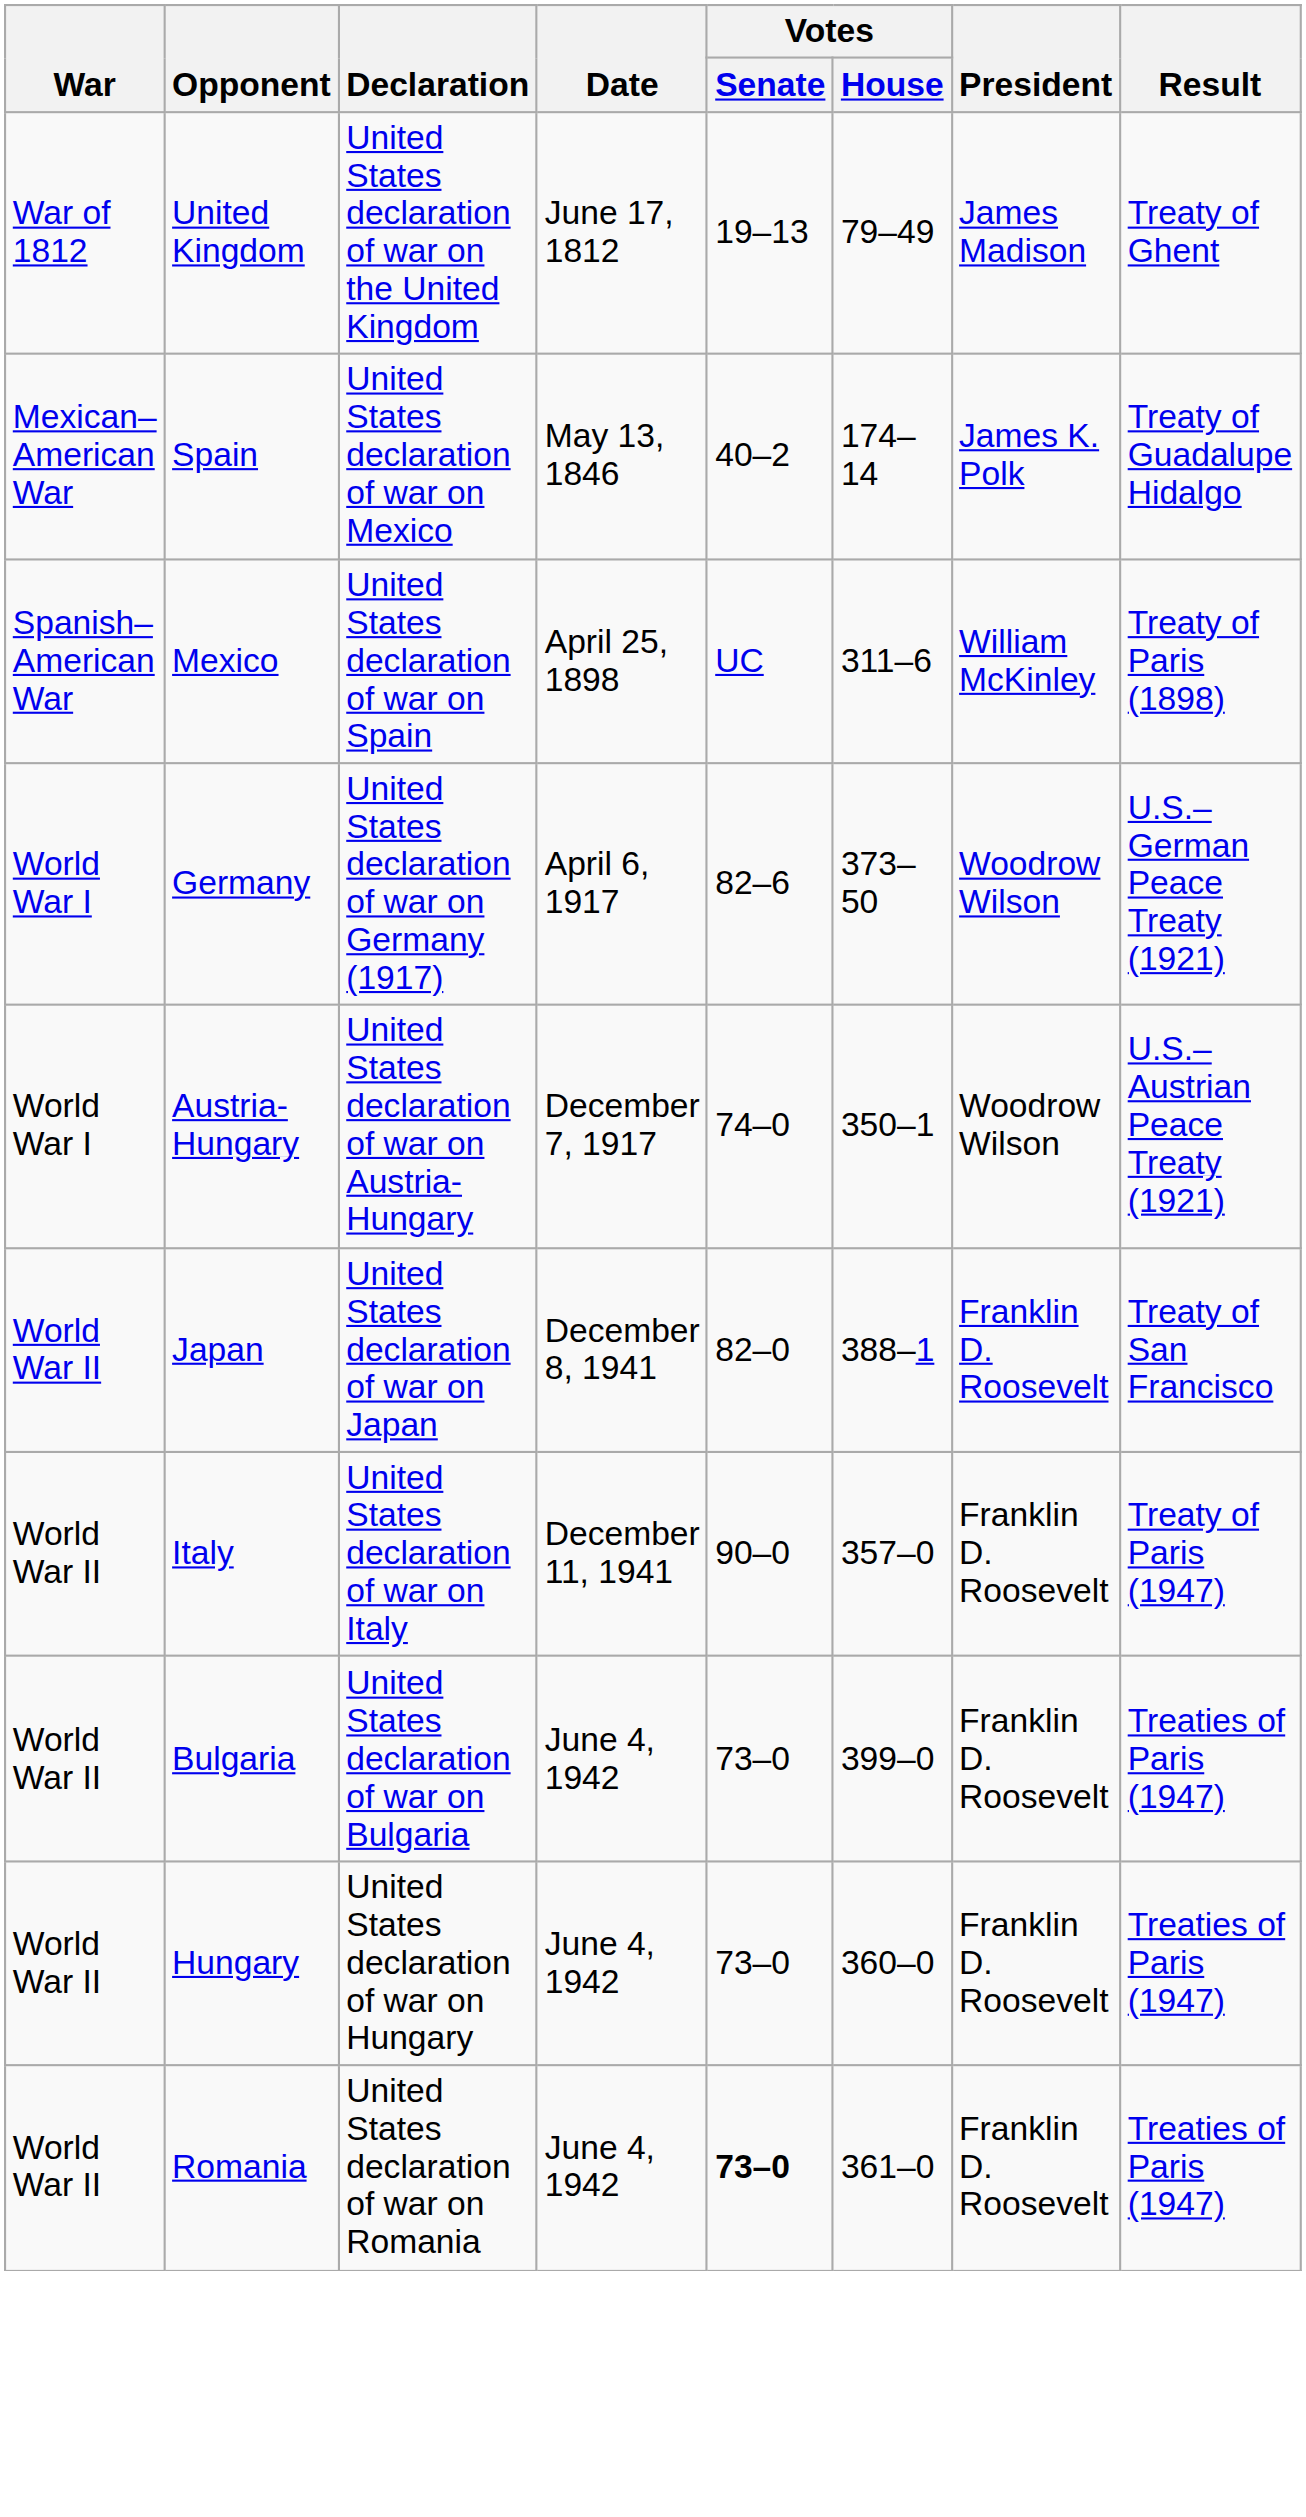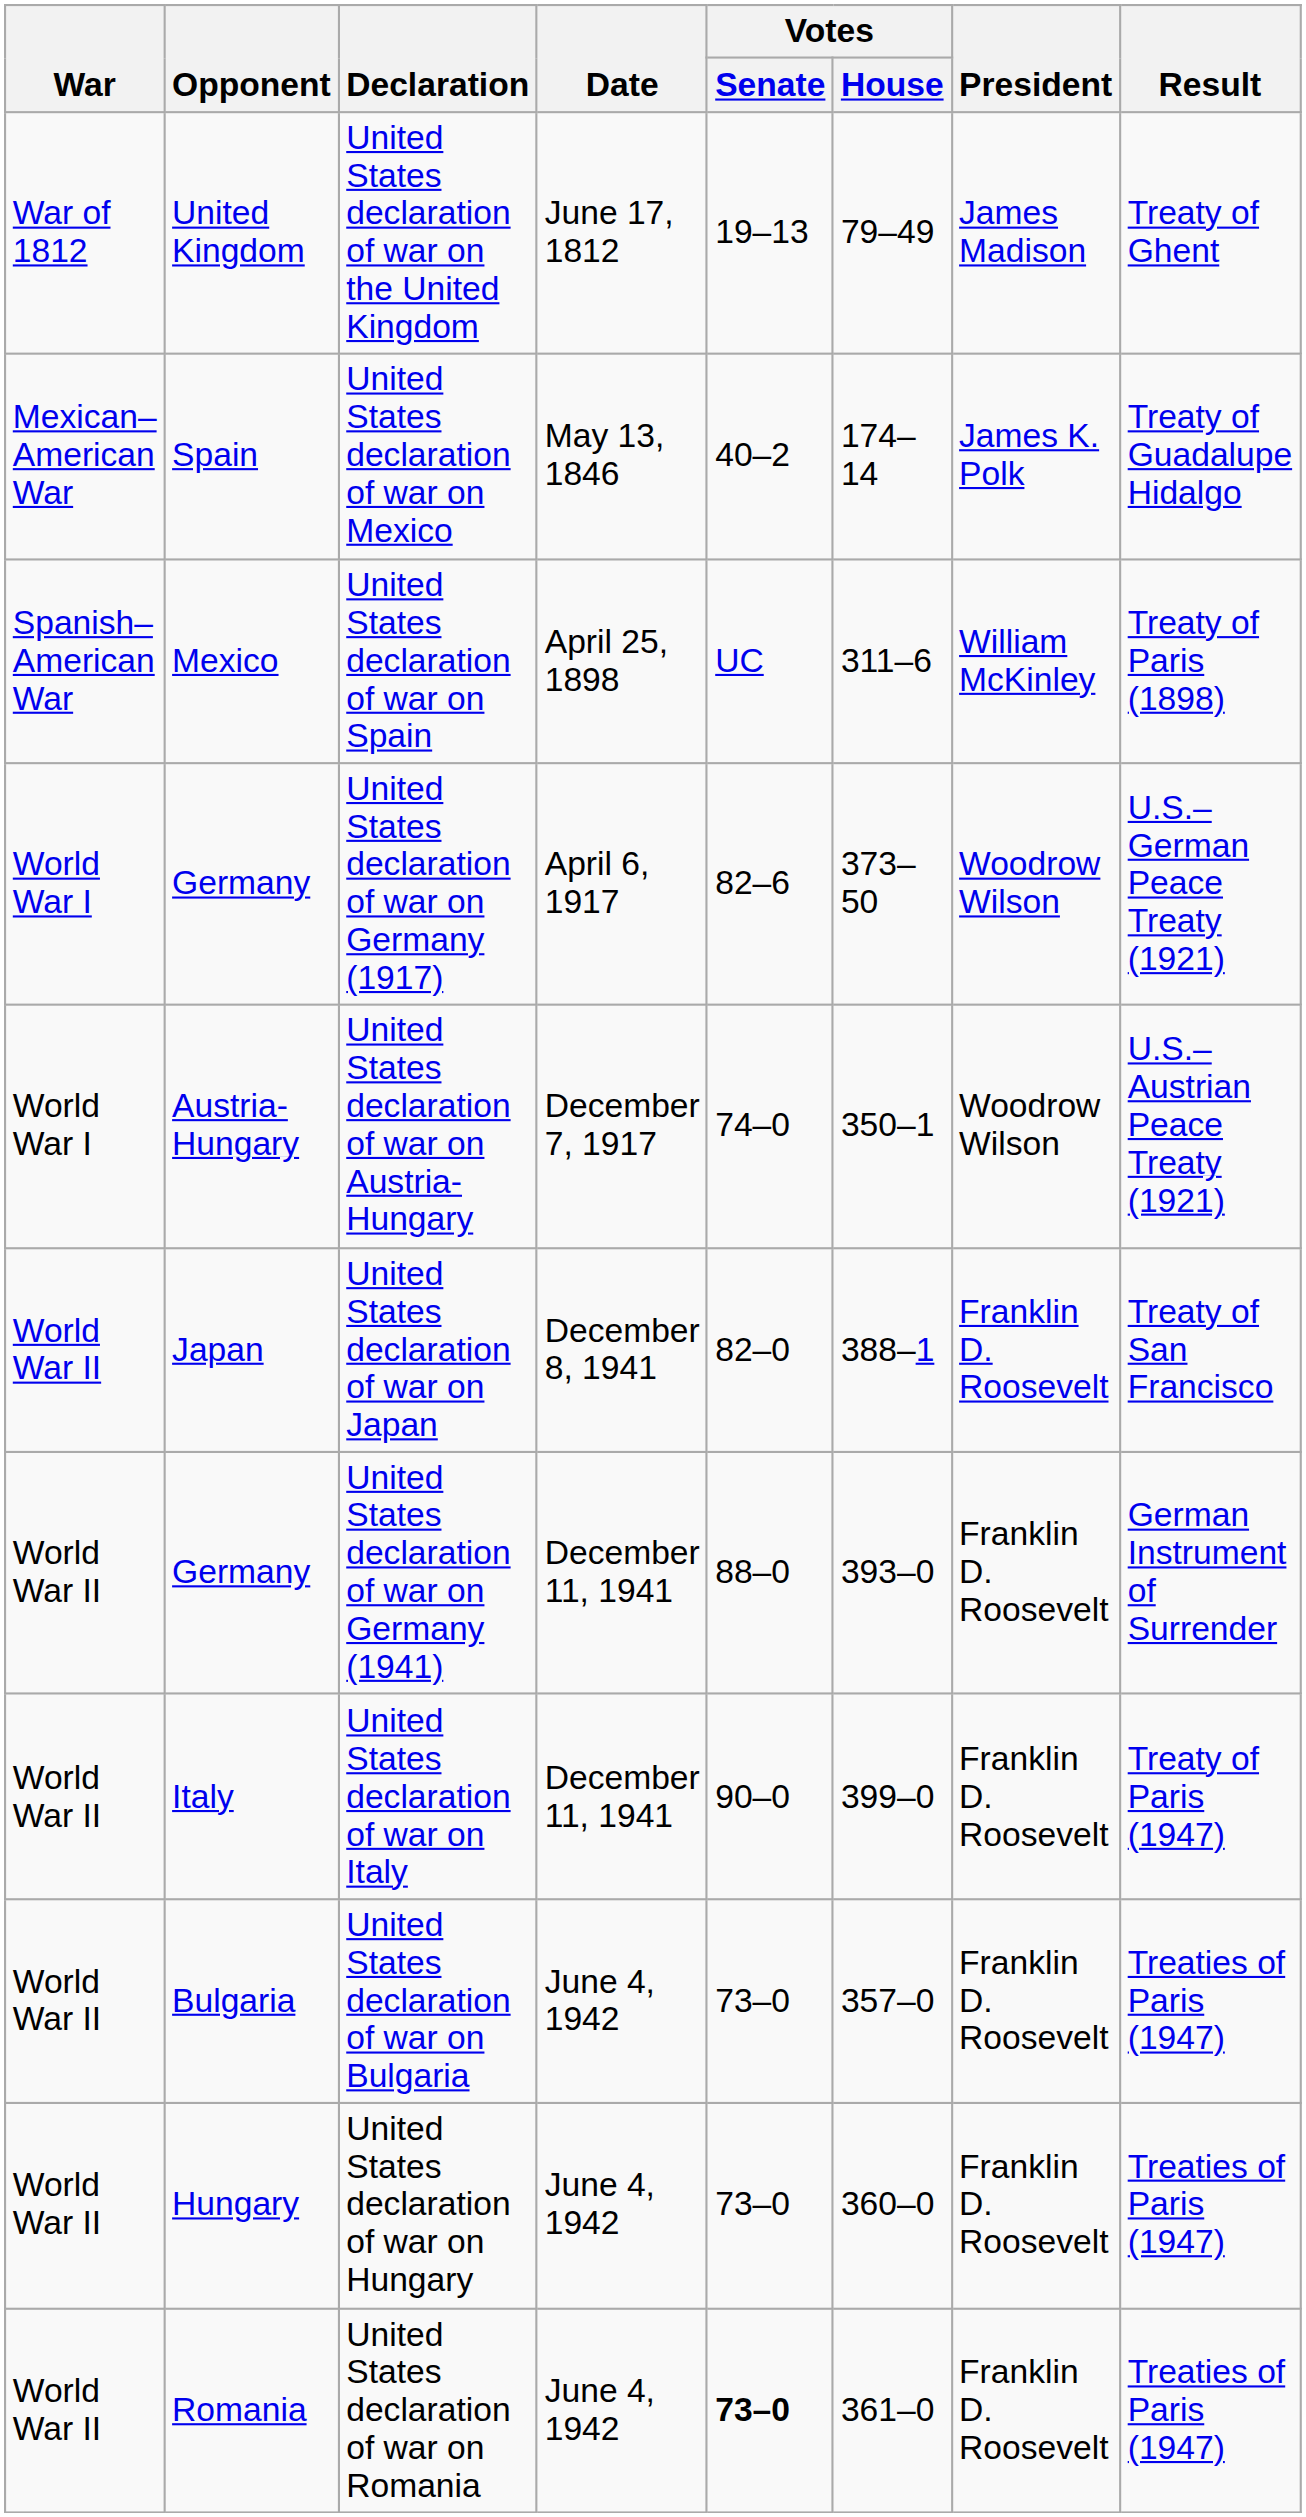+ row: (428, 1572)
(888, 1553) 357–0 -> (888, 1795) 399–0
(888, 1758) 399–0 -> (888, 2000) 357–0
